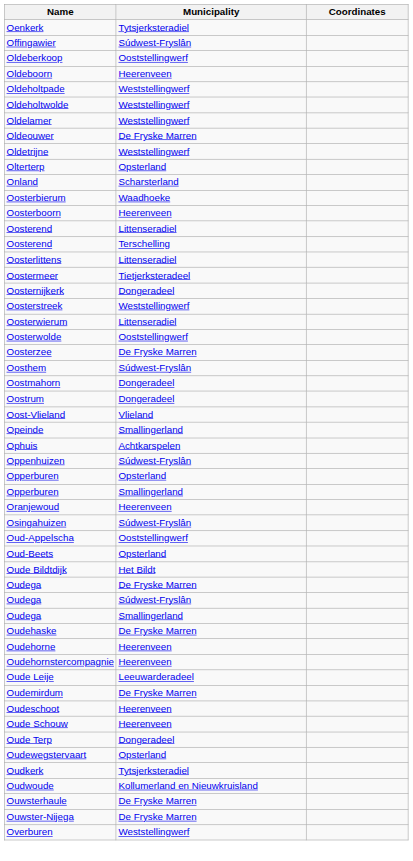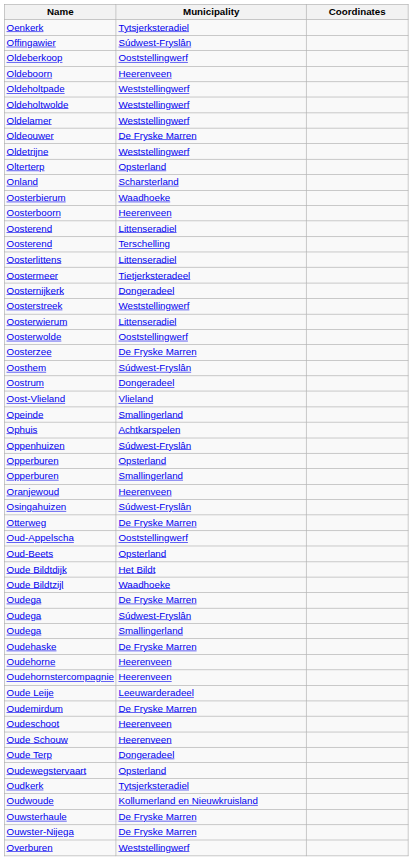- row: (33, 383)
+ row: (26, 523)
+ row: (35, 584)
